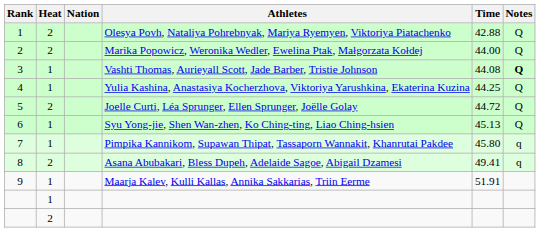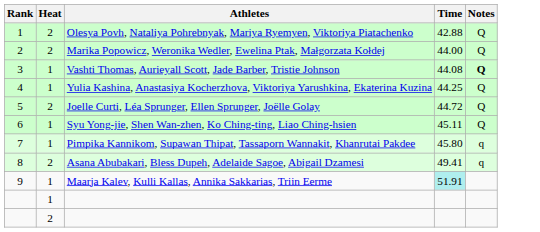- column: (83, 13)
(488, 125) 45.13 -> (450, 125) 45.11
(488, 180) no background -> (450, 180) paleturquoise background
